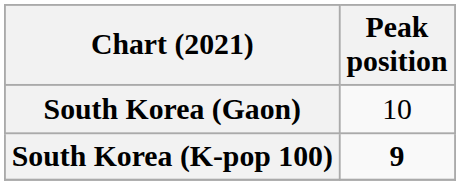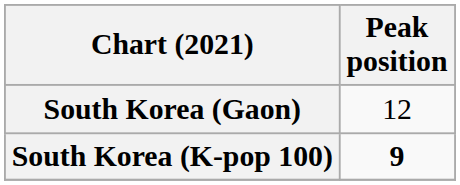(397, 108) 10 -> (397, 108) 12
